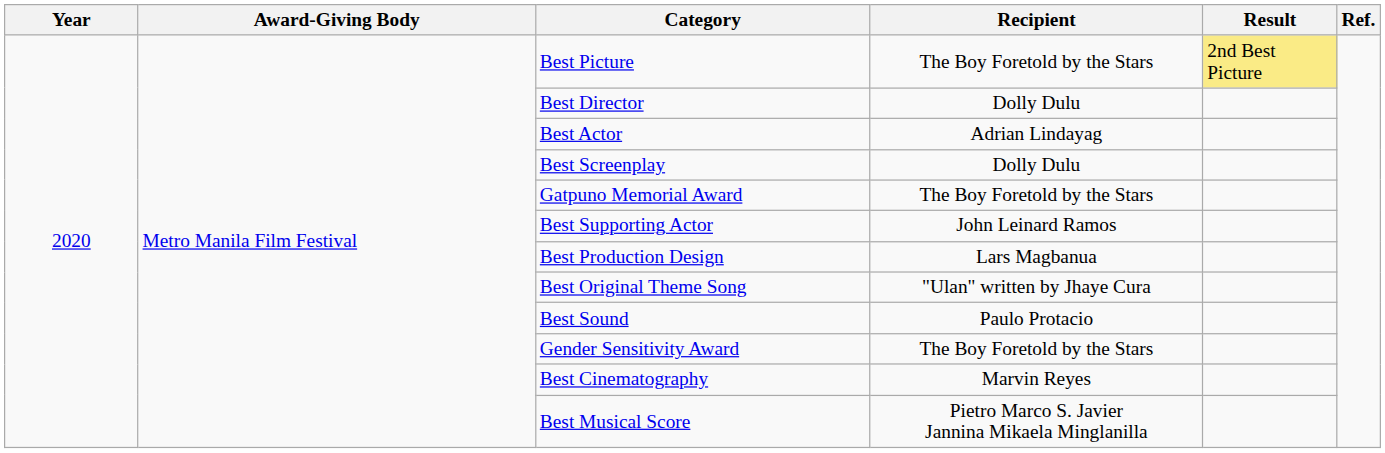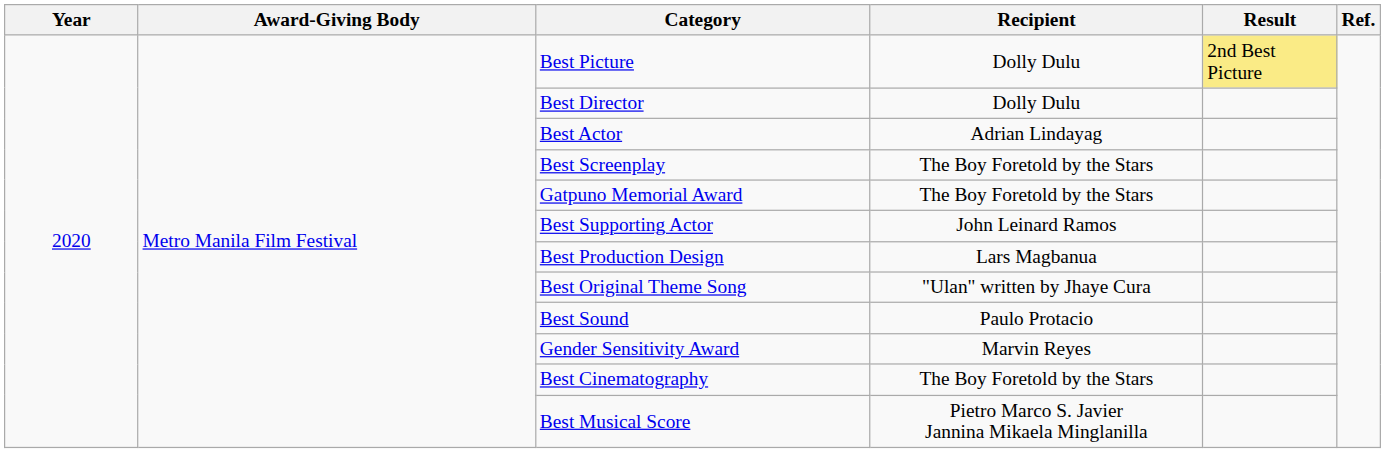(1036, 61) The Boy Foretold by the Stars -> (1036, 61) Dolly Dulu
(1036, 164) Dolly Dulu -> (1036, 164) The Boy Foretold by the Stars
(1036, 348) The Boy Foretold by the Stars -> (1036, 348) Marvin Reyes
(1036, 379) Marvin Reyes -> (1036, 379) The Boy Foretold by the Stars
